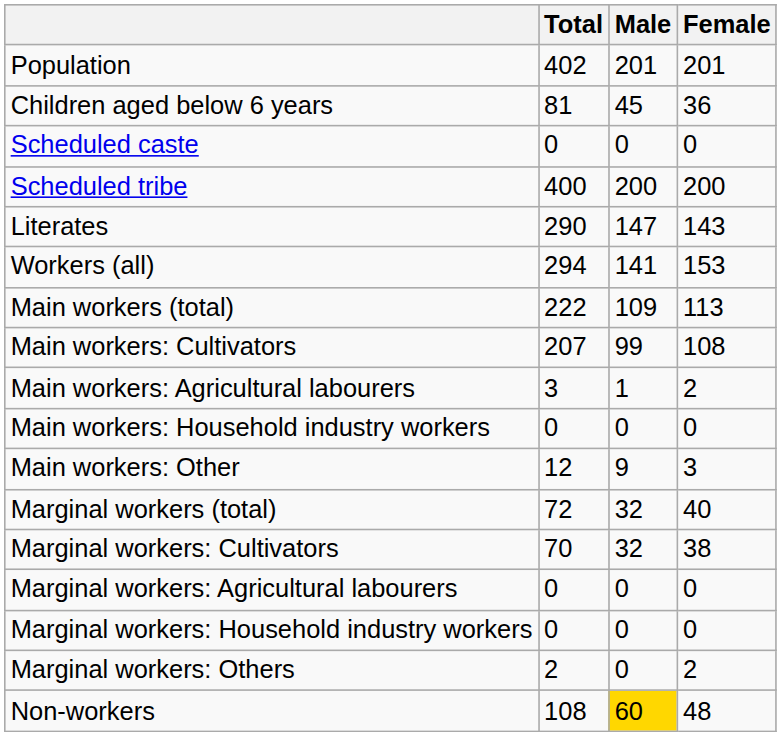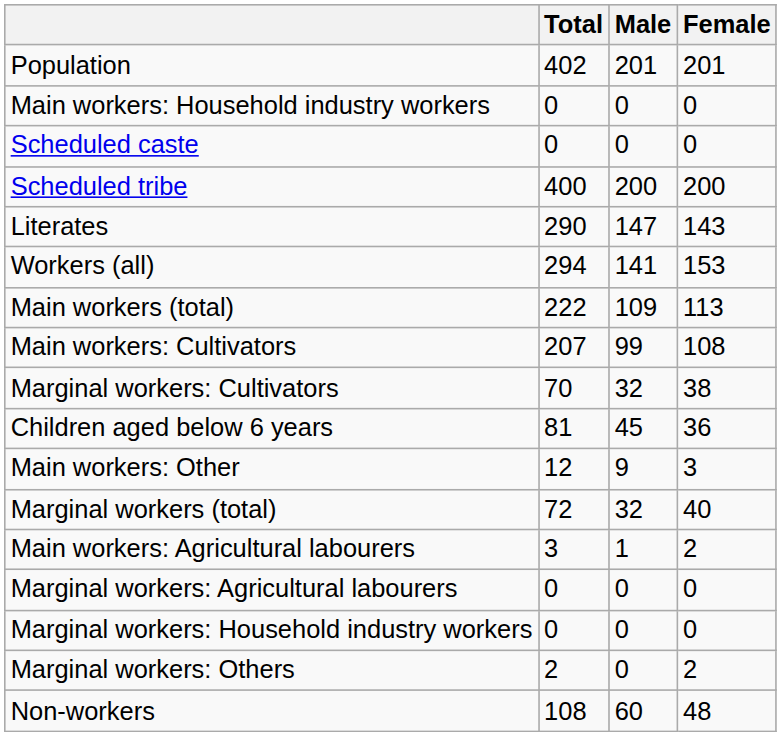rows swapped: (172, 105) <-> (250, 428)
rows swapped: (213, 387) <-> (175, 549)
(629, 710) gold background -> (629, 710) no background
